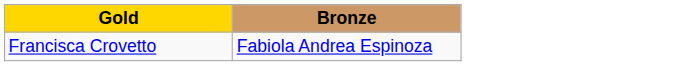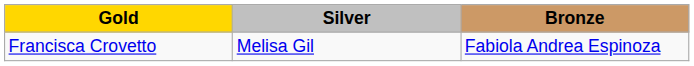+ column: (347, 18)
